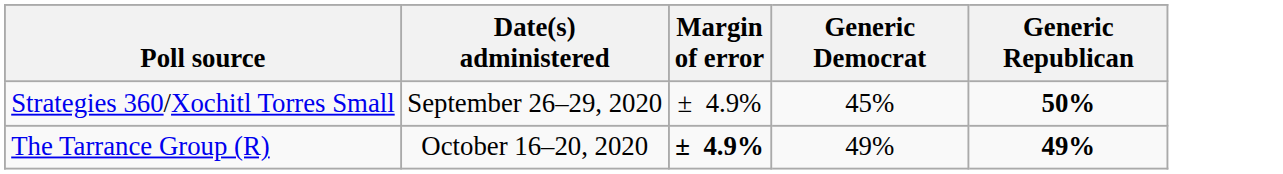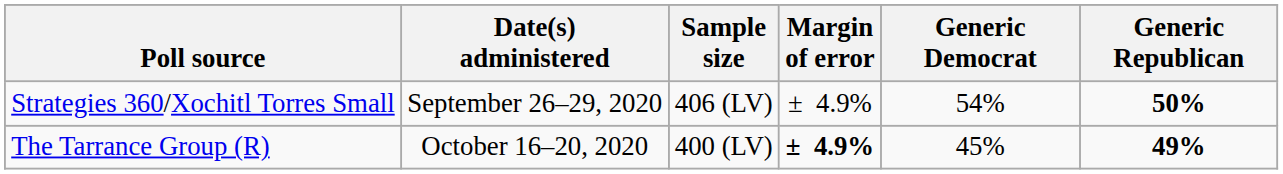+ column: (724, 42)
(870, 102) 45% -> (980, 102) 54%
(870, 146) 49% -> (980, 146) 45%
